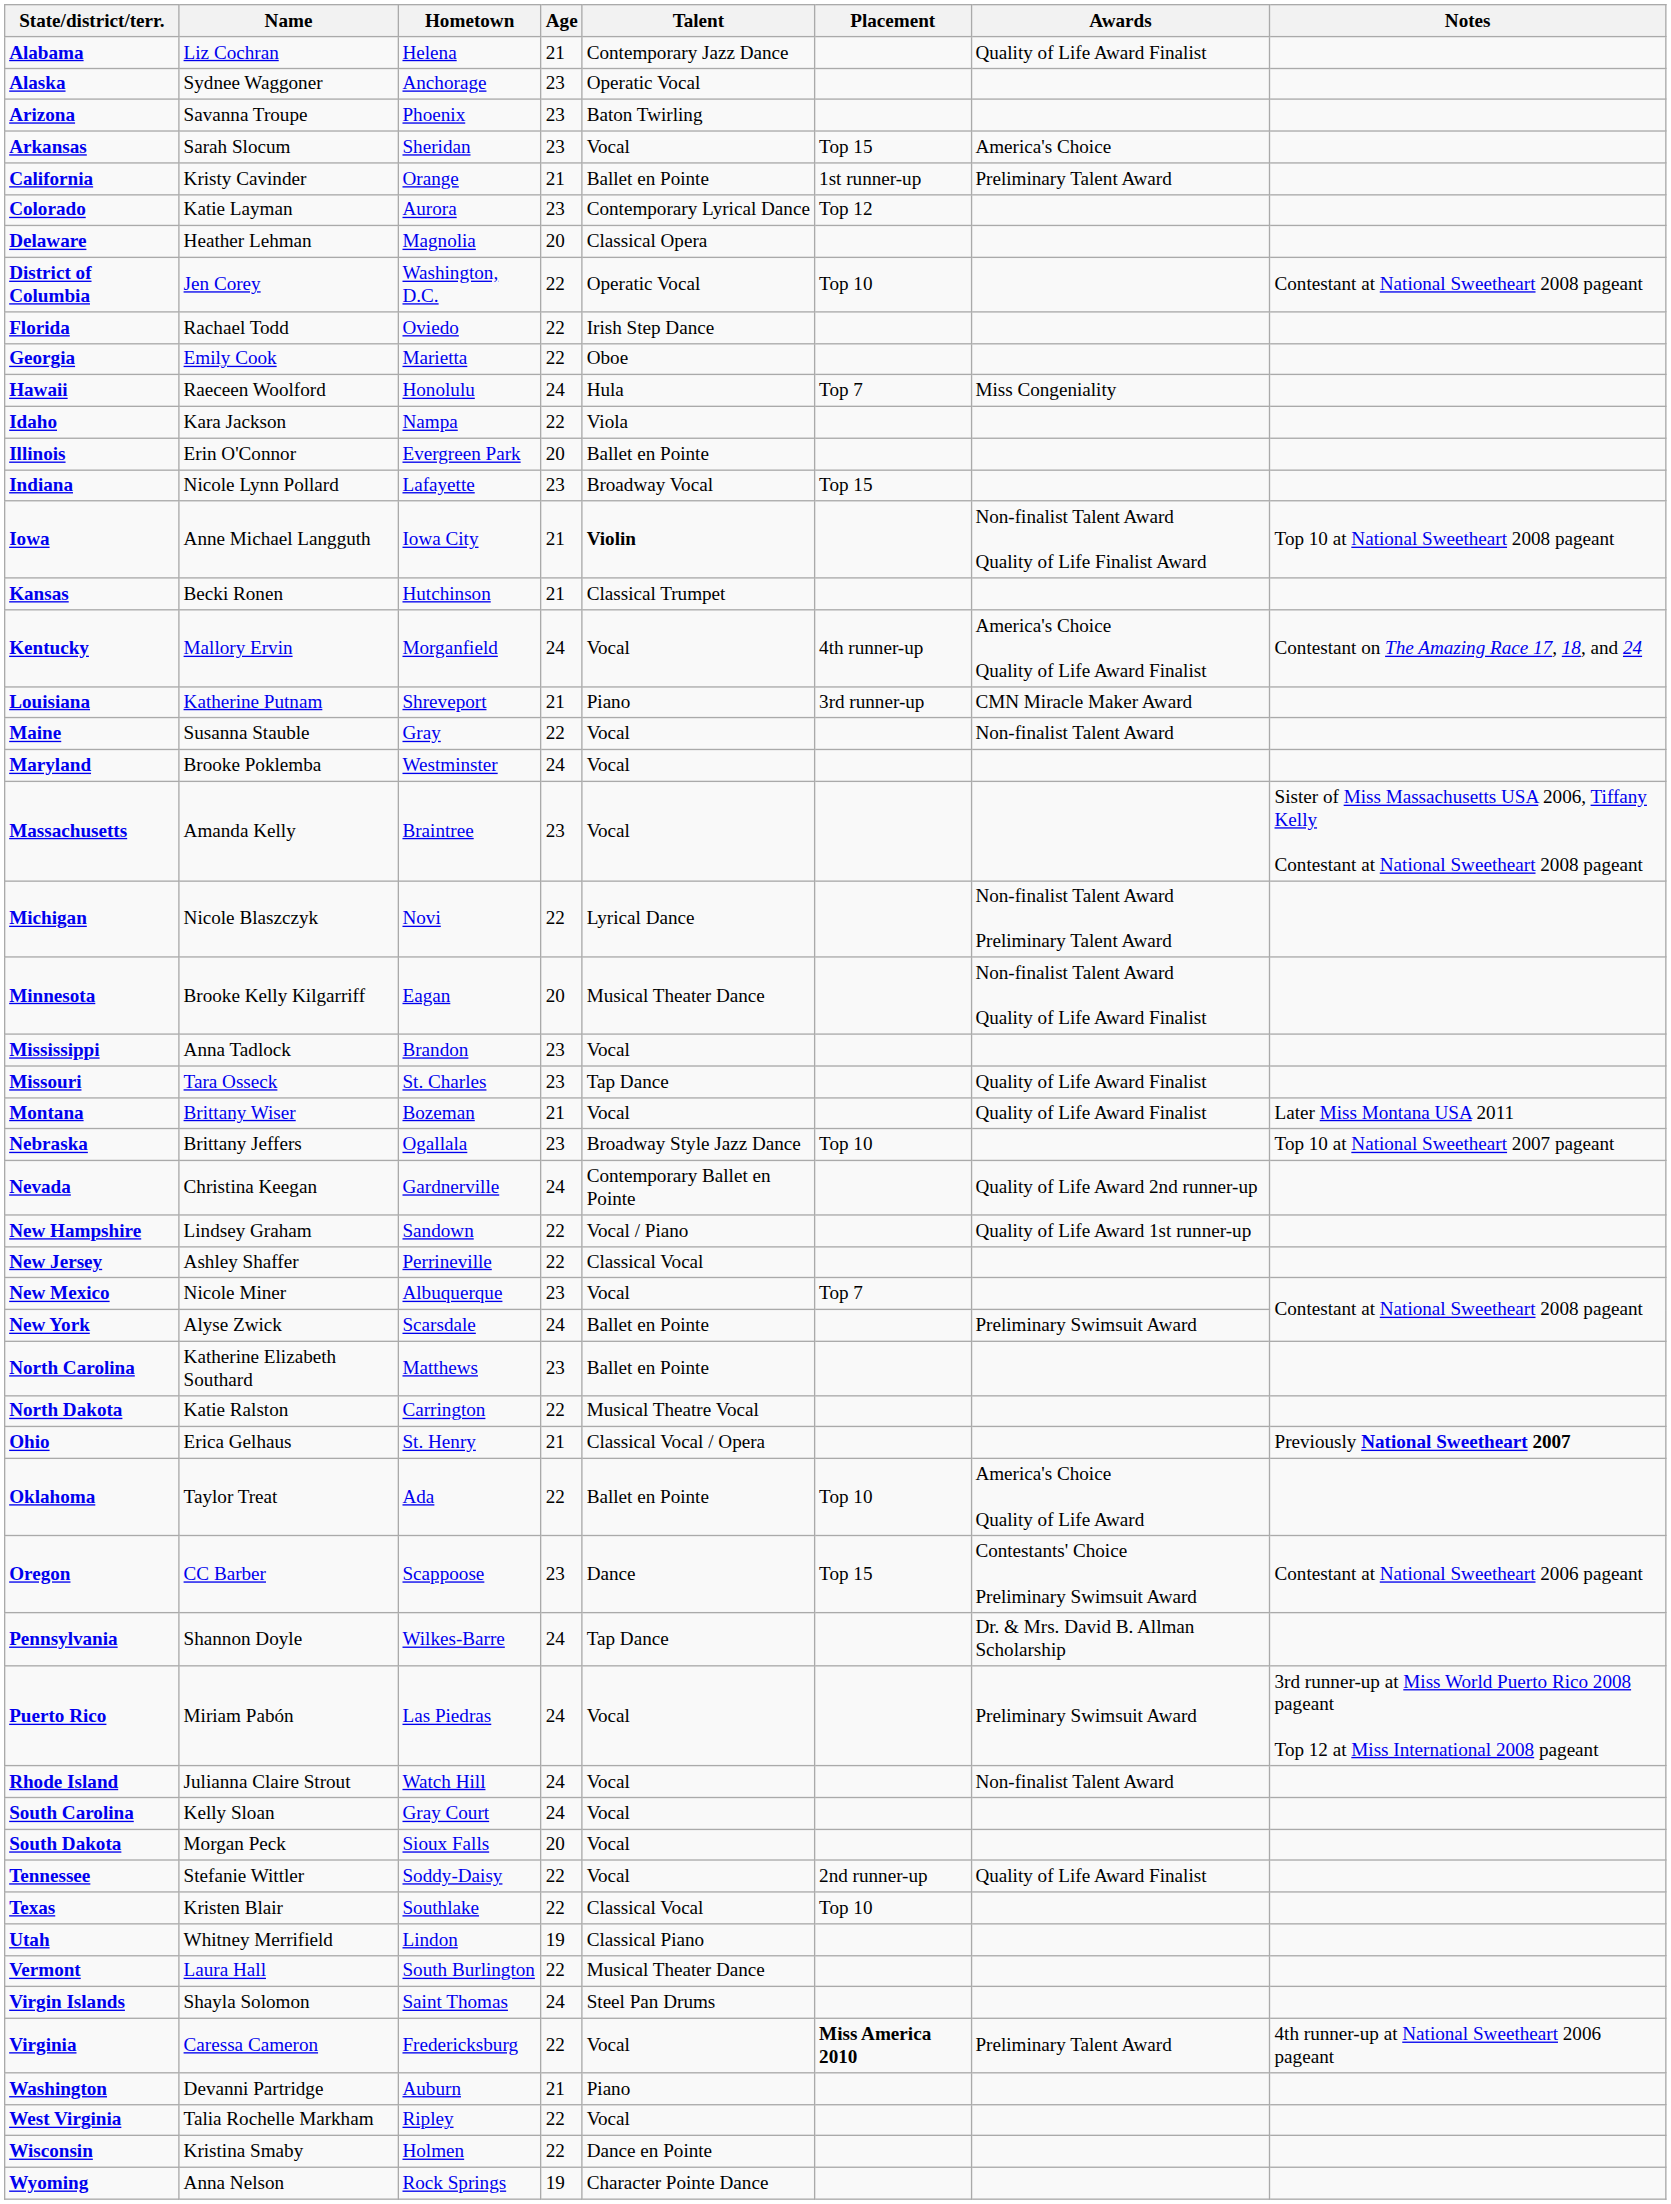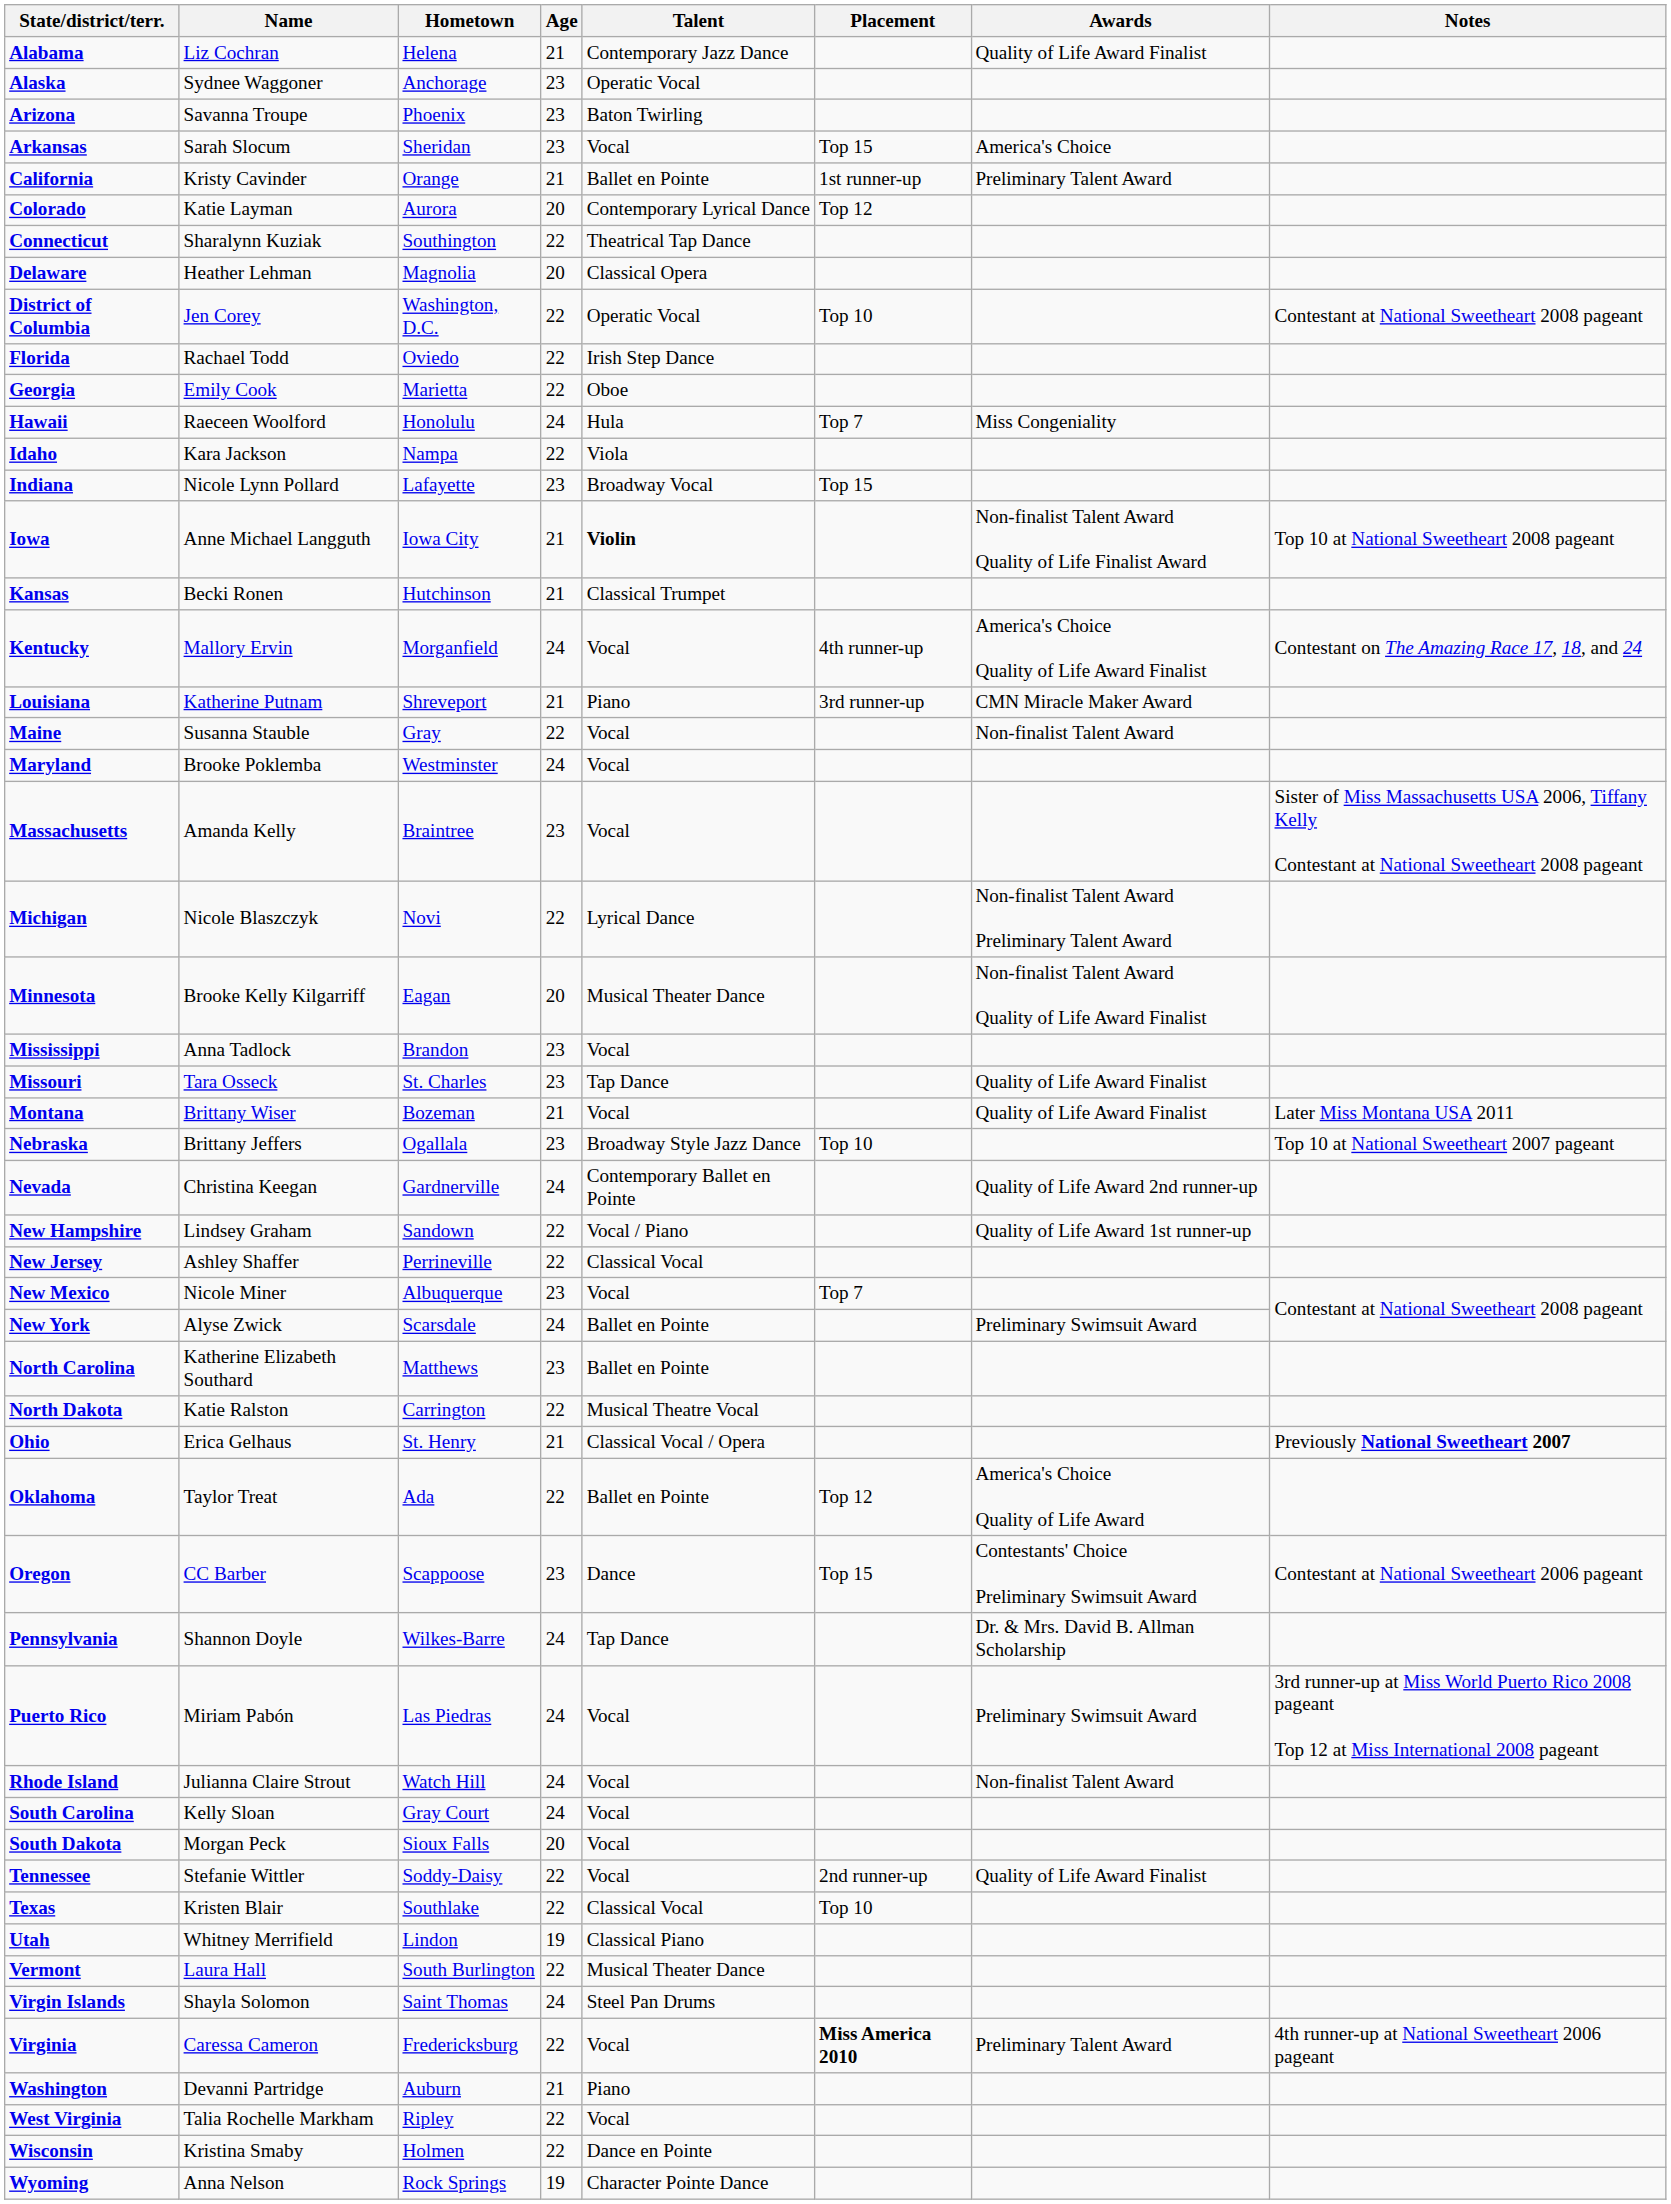(555, 210) 23 -> (555, 210) 20
+ row: (59, 241)
- row: (37, 453)
(846, 1496) Top 10 -> (846, 1496) Top 12
